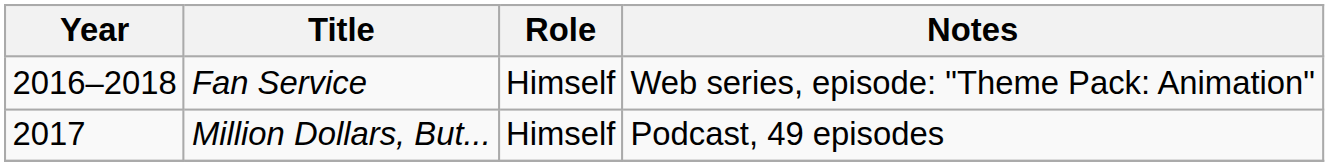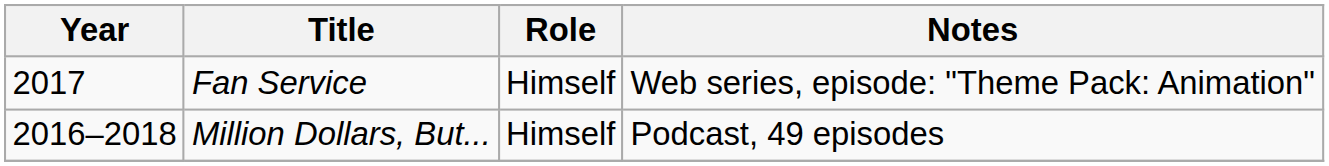(95, 82) 2016–2018 -> (49, 82) 2017
(49, 134) 2017 -> (95, 134) 2016–2018
